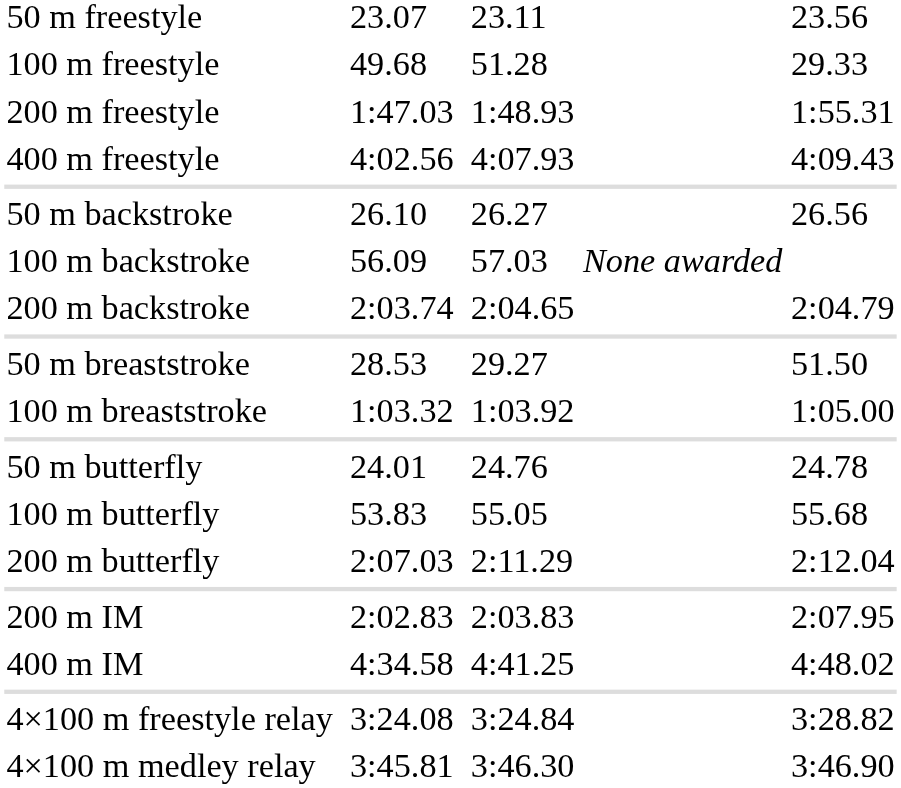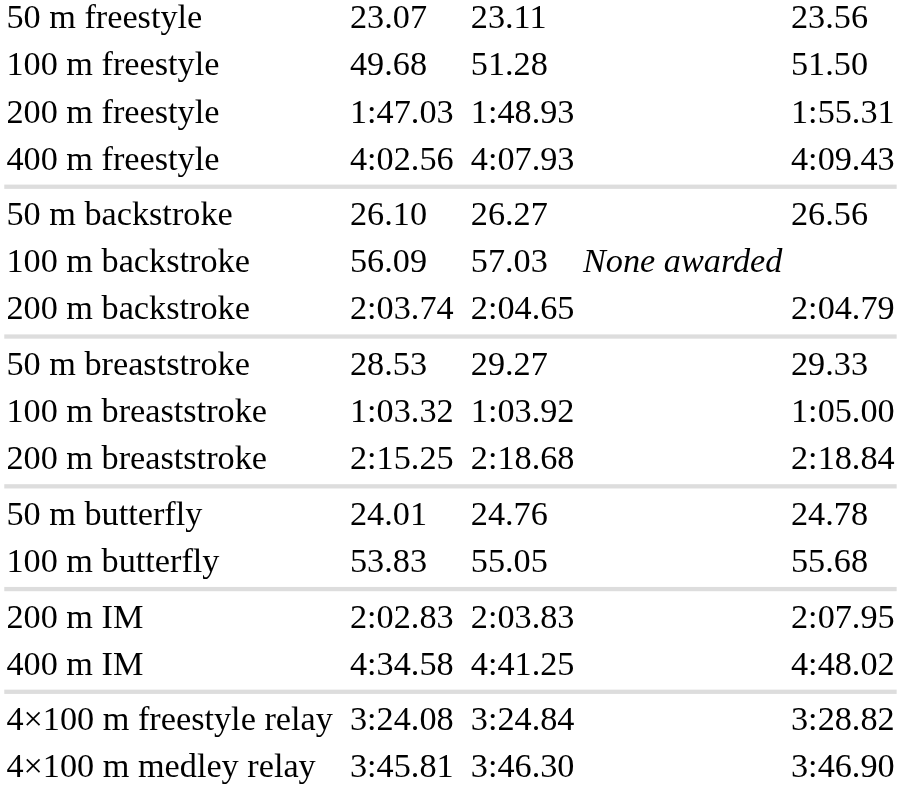(830, 64) 29.33 -> (830, 64) 51.50
(830, 363) 51.50 -> (830, 363) 29.33
+ row: (137, 457)
- row: (113, 560)
